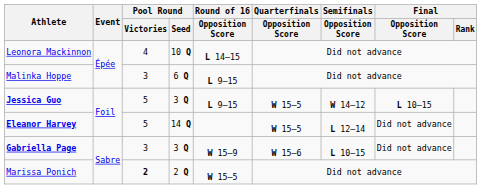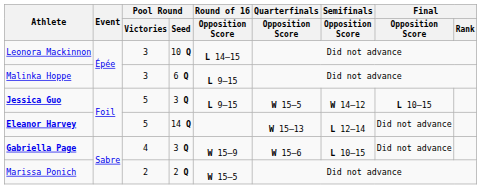(146, 52) 4 -> (146, 52) 3
(286, 129) W 15–5 -> (286, 129) W 15–13
(146, 148) 3 -> (146, 148) 4
(146, 172) bold -> (146, 172) normal
